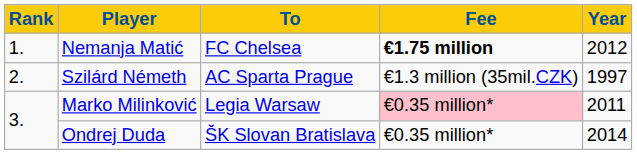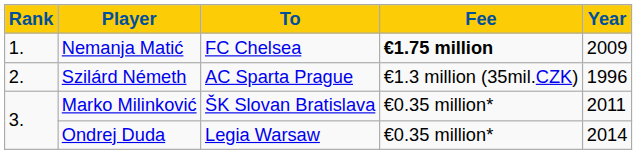(607, 47) 2012 -> (607, 47) 2009
(607, 76) 1997 -> (607, 76) 1996
(262, 105) Legia Warsaw -> (290, 105) ŠK Slovan Bratislava
(438, 105) pink background -> (438, 105) no background
(290, 134) ŠK Slovan Bratislava -> (262, 134) Legia Warsaw
